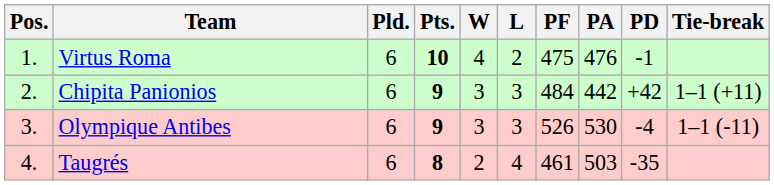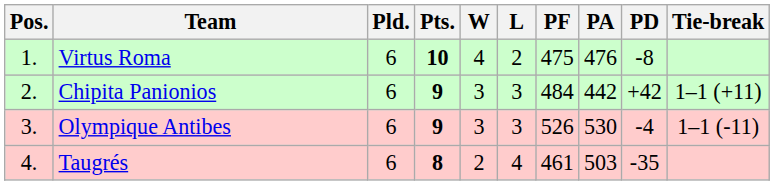(645, 57) -1 -> (645, 57) -8
